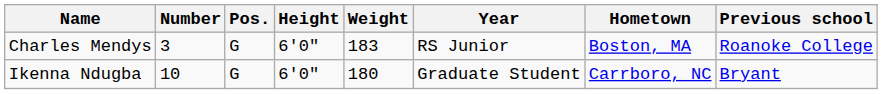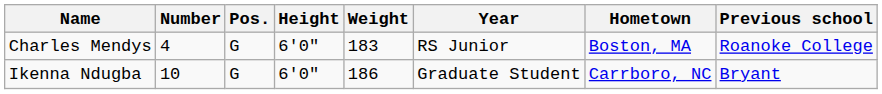(165, 46) 3 -> (165, 46) 4
(363, 74) 180 -> (363, 74) 186
